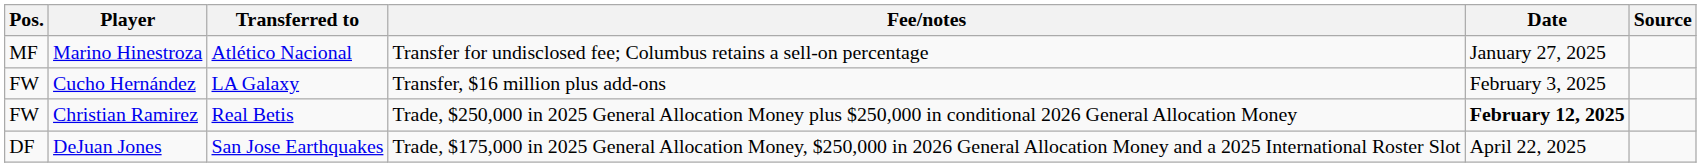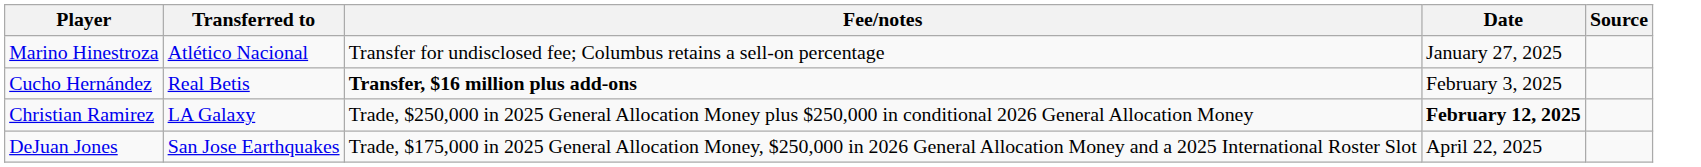- column: (27, 20)
(255, 83) LA Galaxy -> (209, 83) Real Betis
(529, 83) normal -> (493, 83) bold
(253, 114) Real Betis -> (211, 114) LA Galaxy
